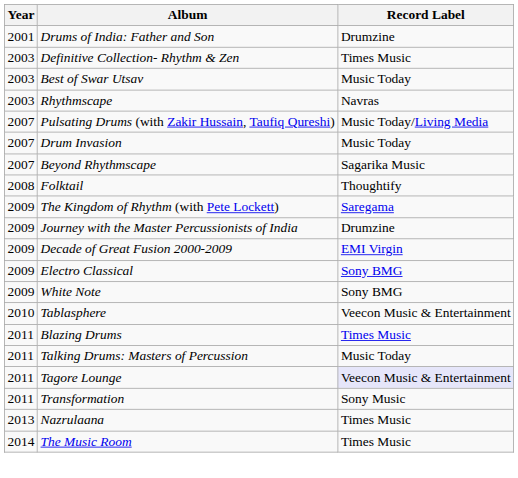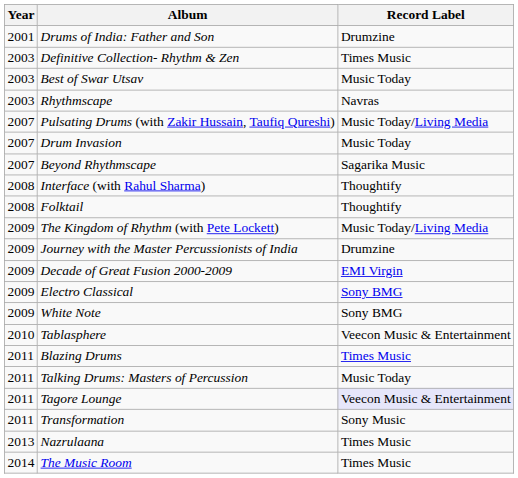+ row: (123, 185)
(367, 206) Saregama -> (415, 228) Music Today/Living Media
